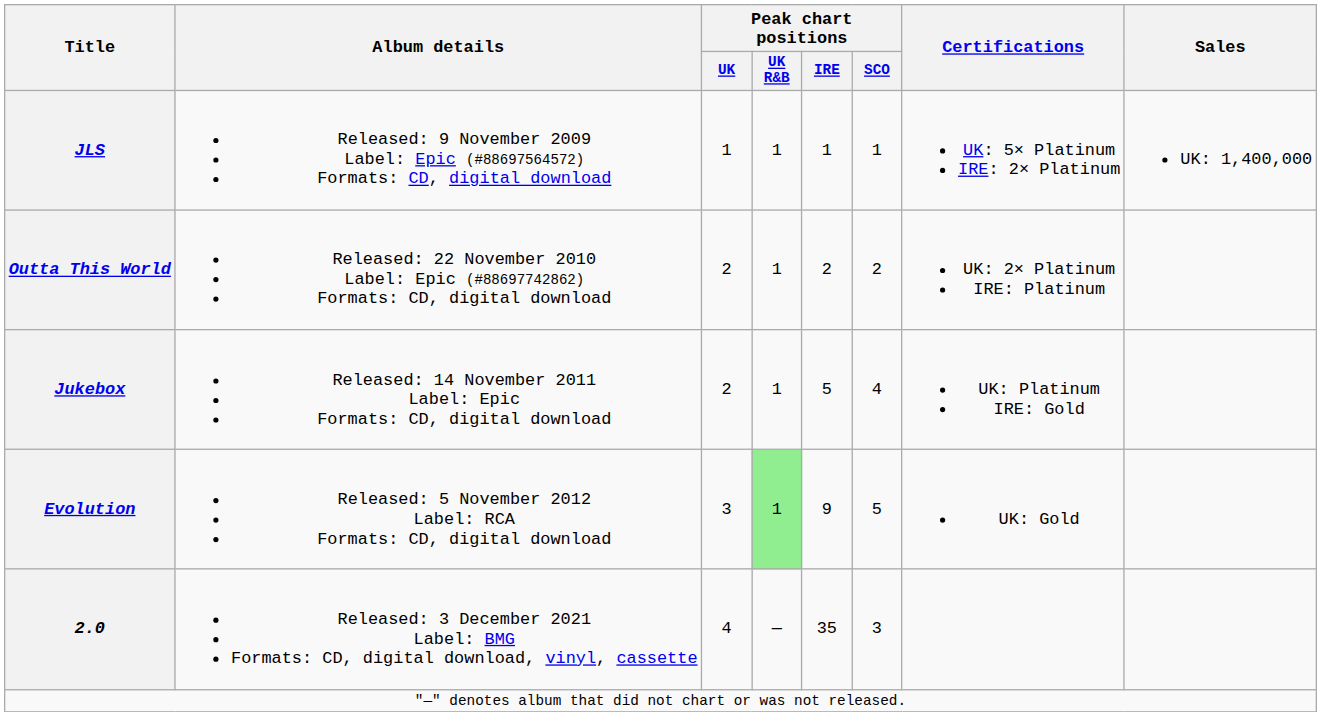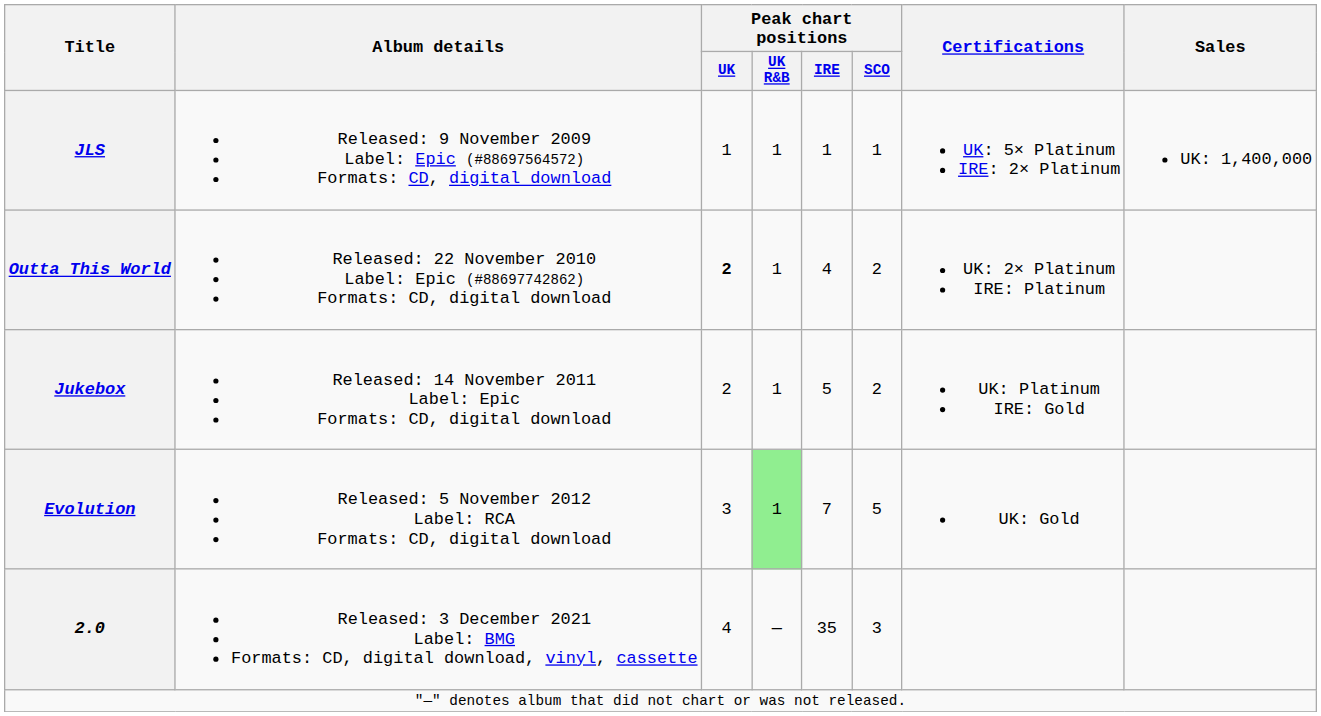(727, 270) normal -> (727, 270) bold
(827, 270) 2 -> (827, 270) 4
(877, 390) 4 -> (877, 390) 2
(827, 509) 9 -> (827, 509) 7
